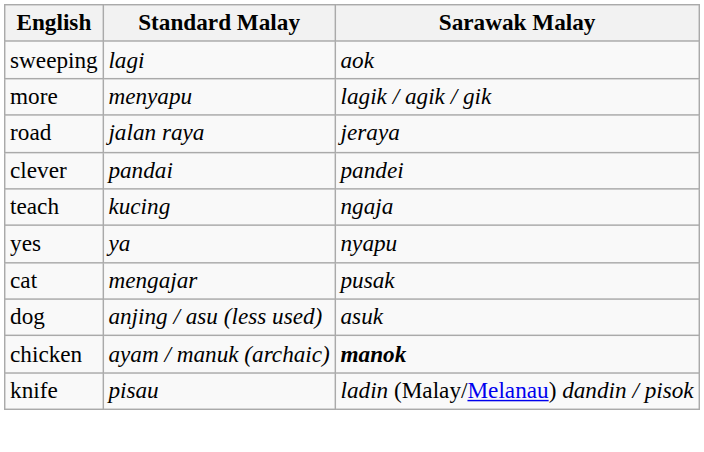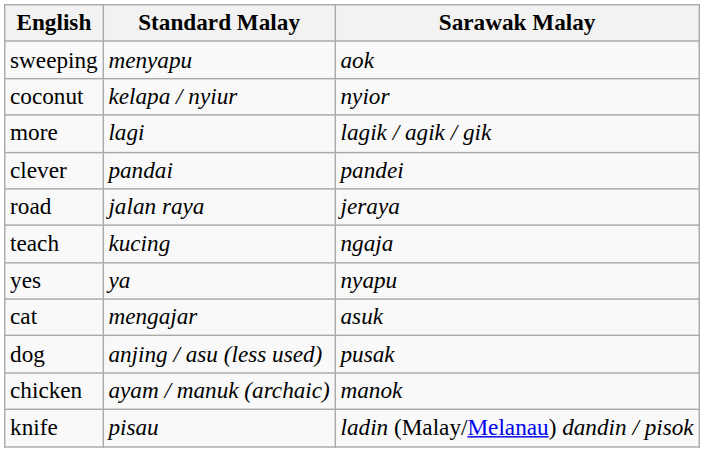(126, 59) lagi -> (150, 59) menyapu
+ row: (47, 96)
(150, 96) menyapu -> (126, 133) lagi
rows swapped: (31, 133) <-> (38, 170)
(368, 280) pusak -> (362, 317) asuk
(362, 317) asuk -> (368, 354) pusak
(373, 354) bold -> (371, 390) normal
